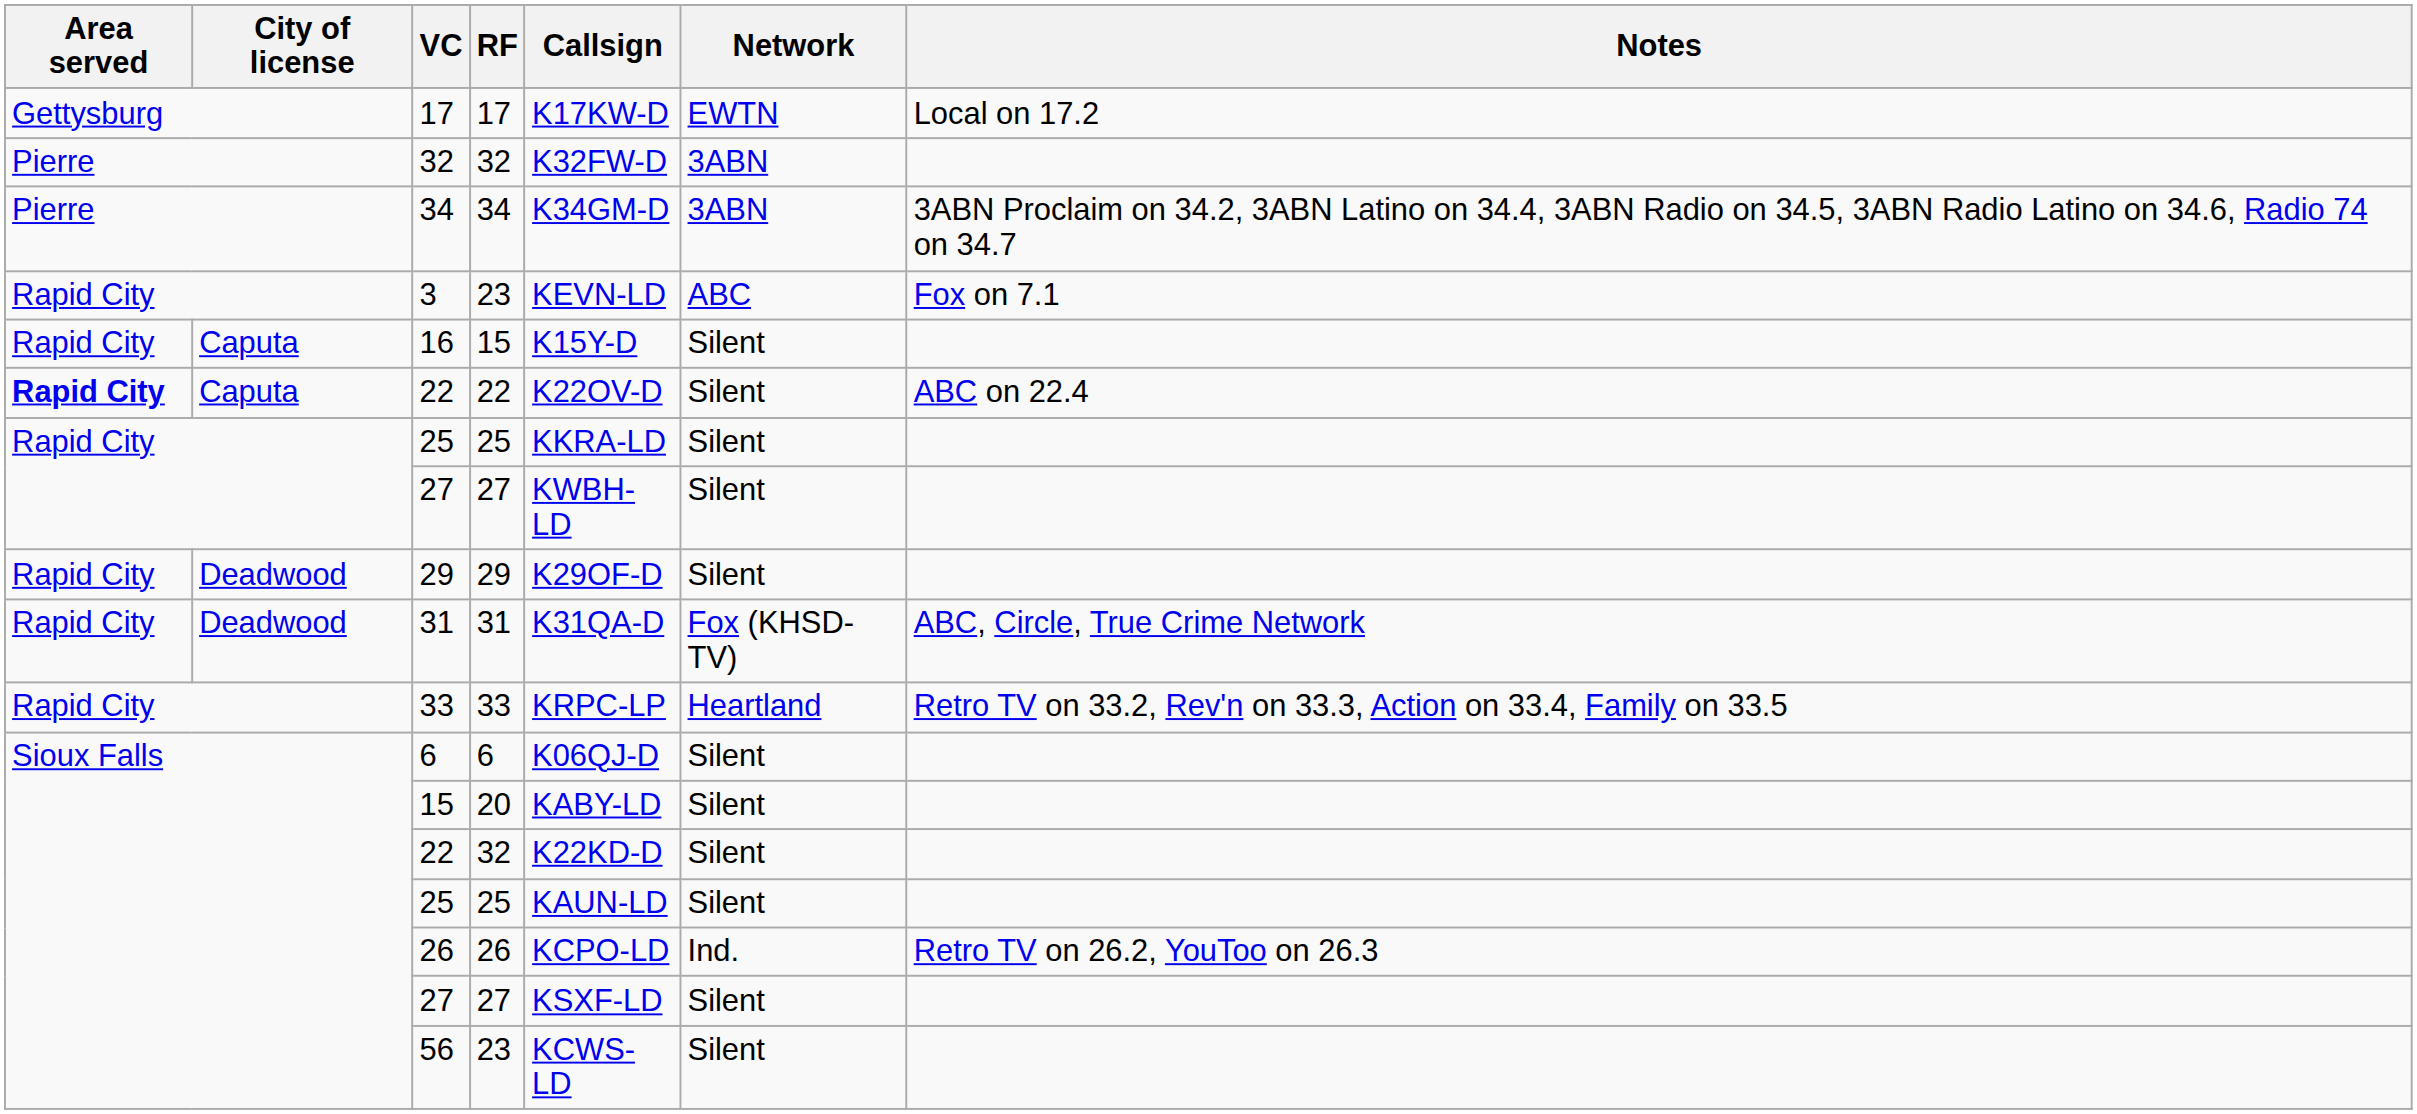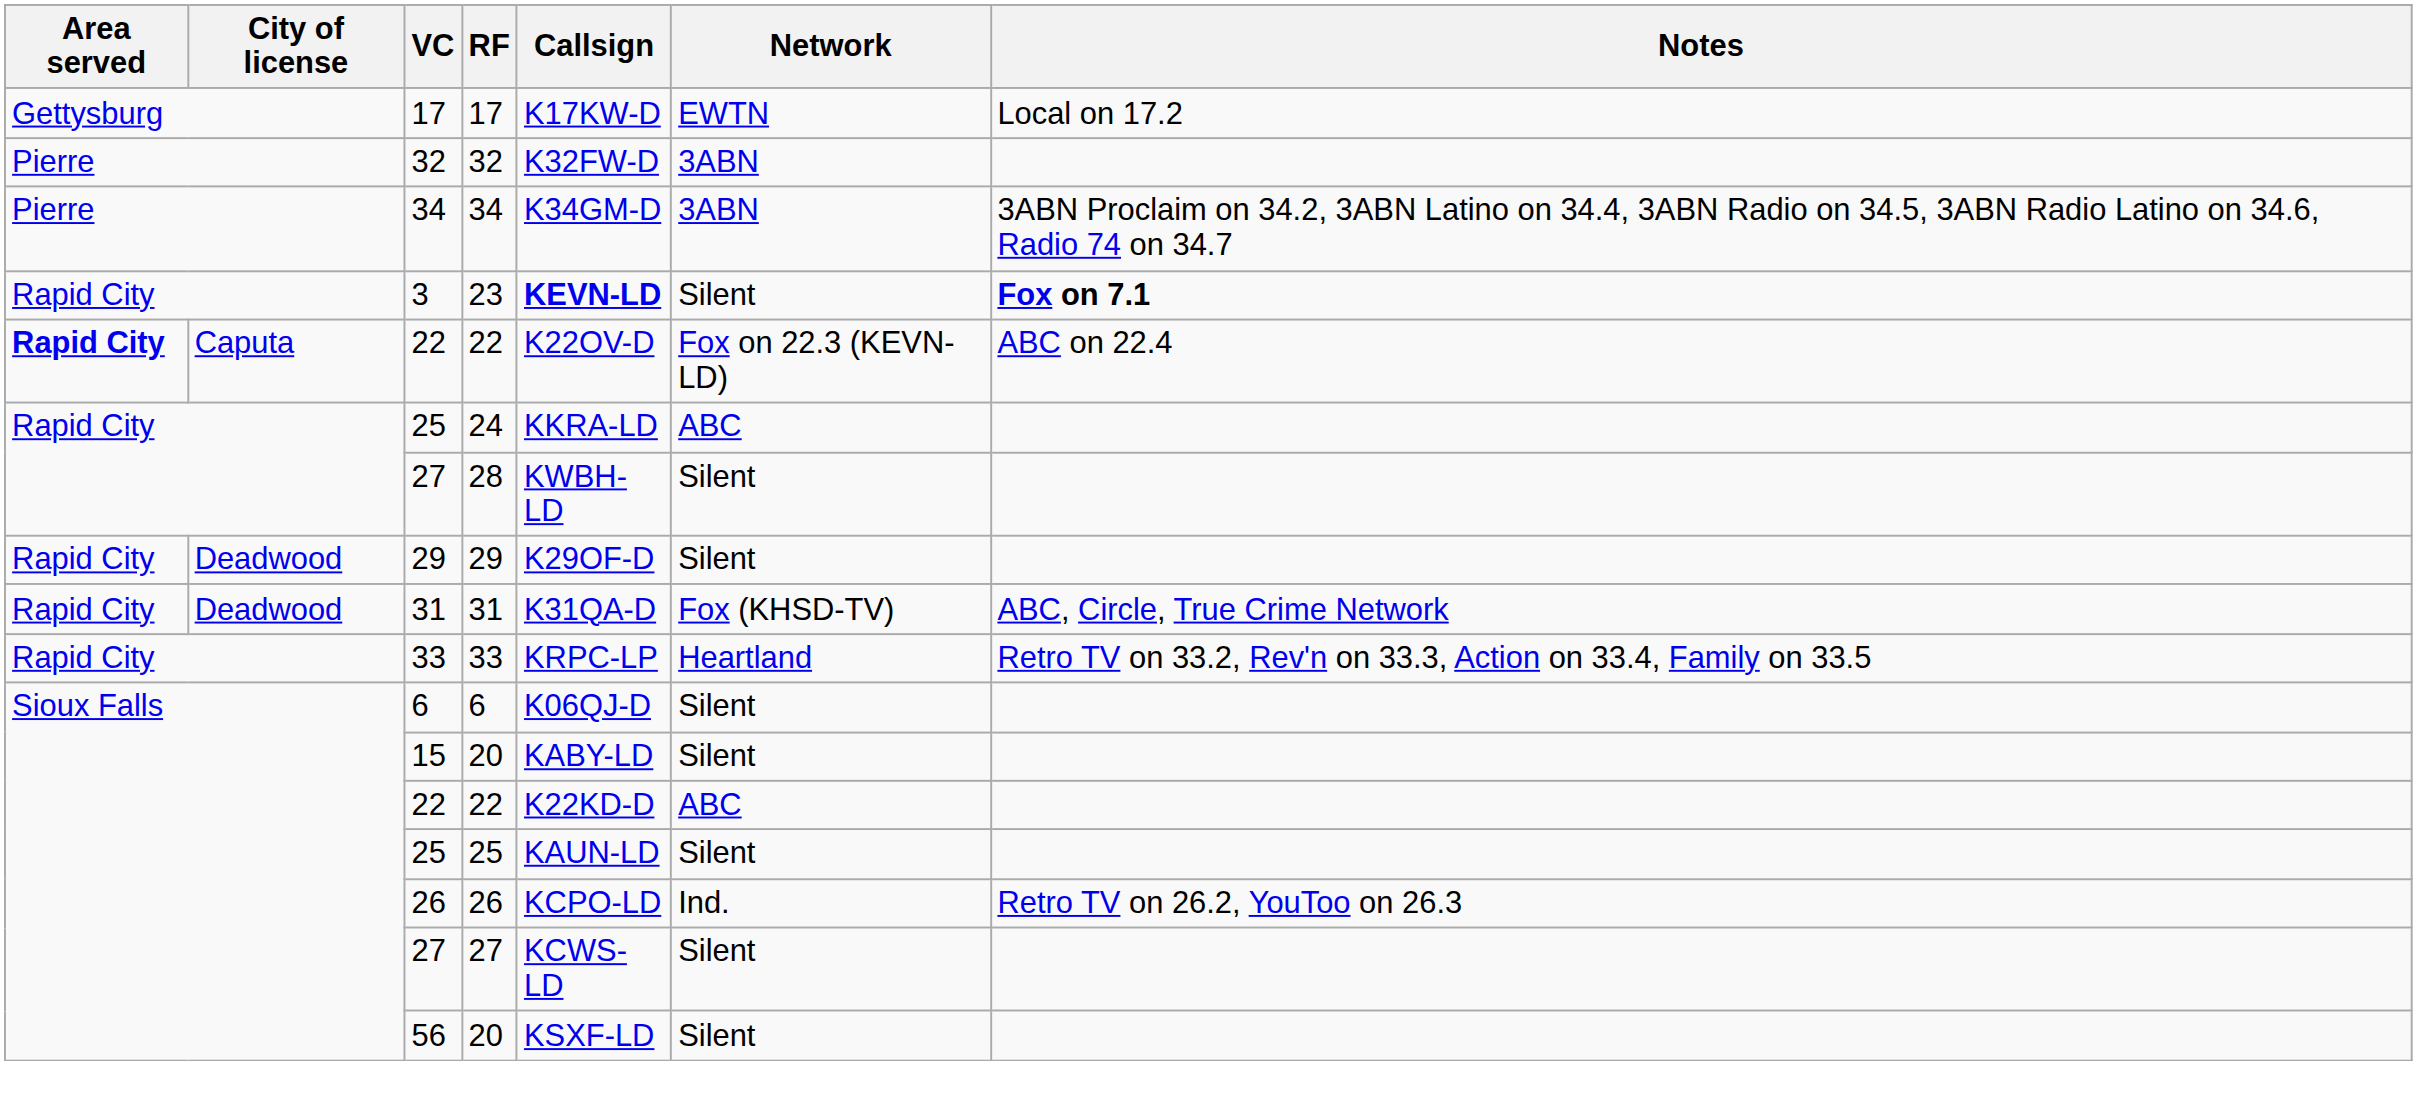(599, 294) normal -> (593, 294) bold
(719, 294) ABC -> (717, 294) Silent
(987, 294) normal -> (1074, 294) bold
- row: (249, 343)
(726, 392) Silent -> (816, 360) Fox on 22.3 (KEVN-LD)
(494, 441) 25 -> (486, 427) 24
(726, 441) Silent -> (710, 427) ABC
(494, 490) 27 -> (486, 476) 28
(494, 853) 32 -> (486, 804) 22
(726, 853) Silent -> (710, 804) ABC
(597, 1000) KSXF-LD -> (575, 968) KCWS-LD
(494, 1049) 23 -> (486, 1035) 20
(584, 1066) KCWS-LD -> (589, 1035) KSXF-LD
